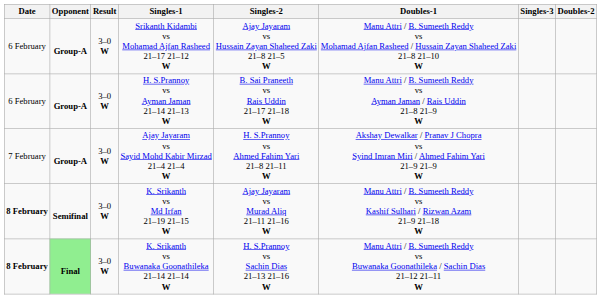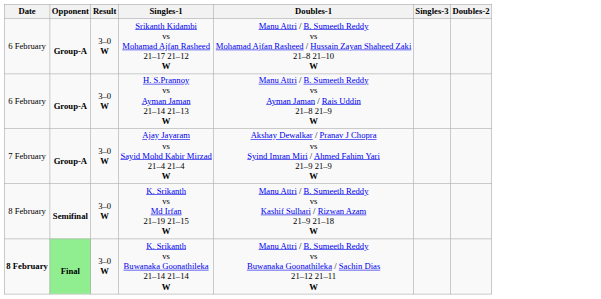- column: (266, 12)
(27, 211) bold -> (27, 211) normal
